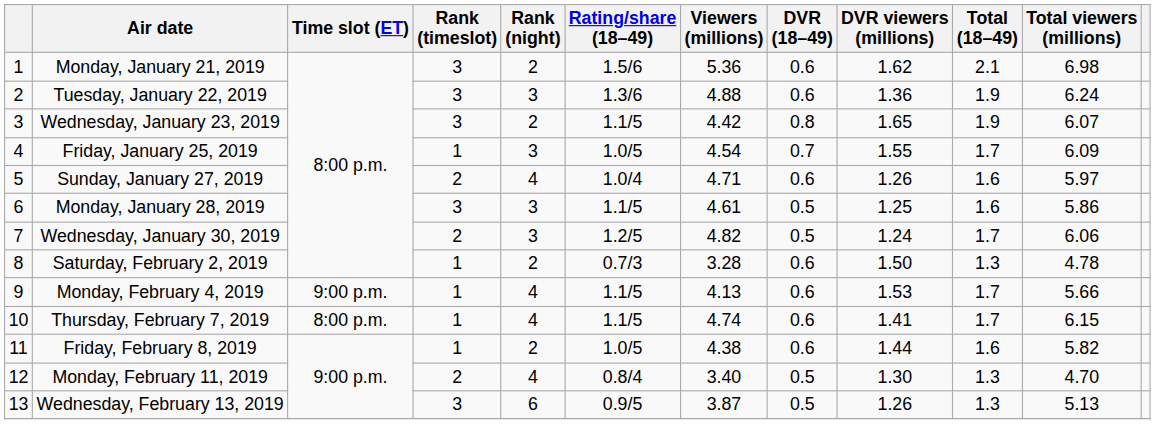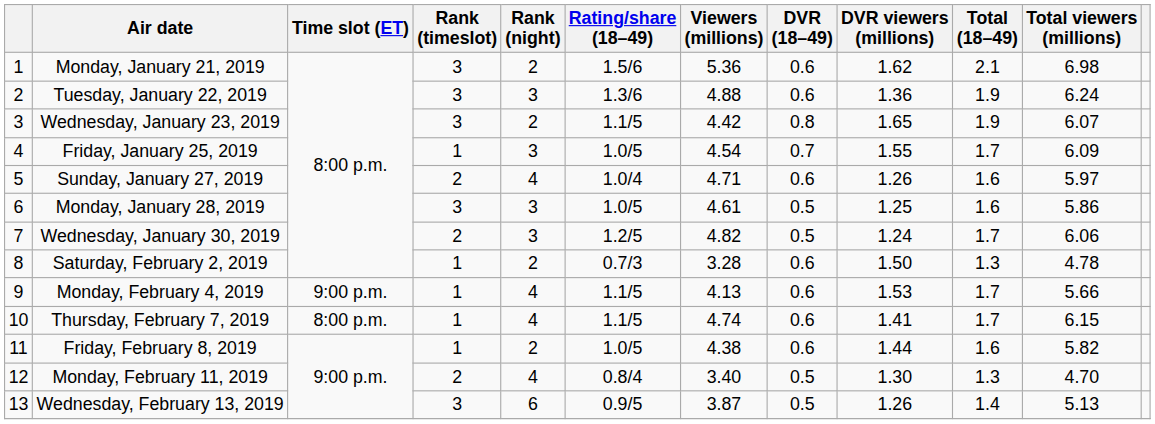(623, 207) 1.1/5 -> (623, 207) 1.0/5
(987, 404) 1.3 -> (987, 404) 1.4
